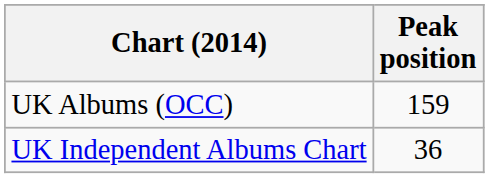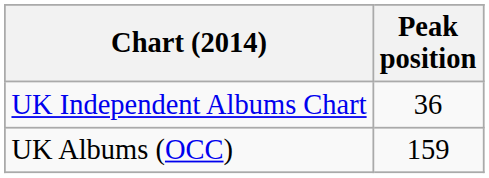rows swapped: (122, 104) <-> (189, 149)
